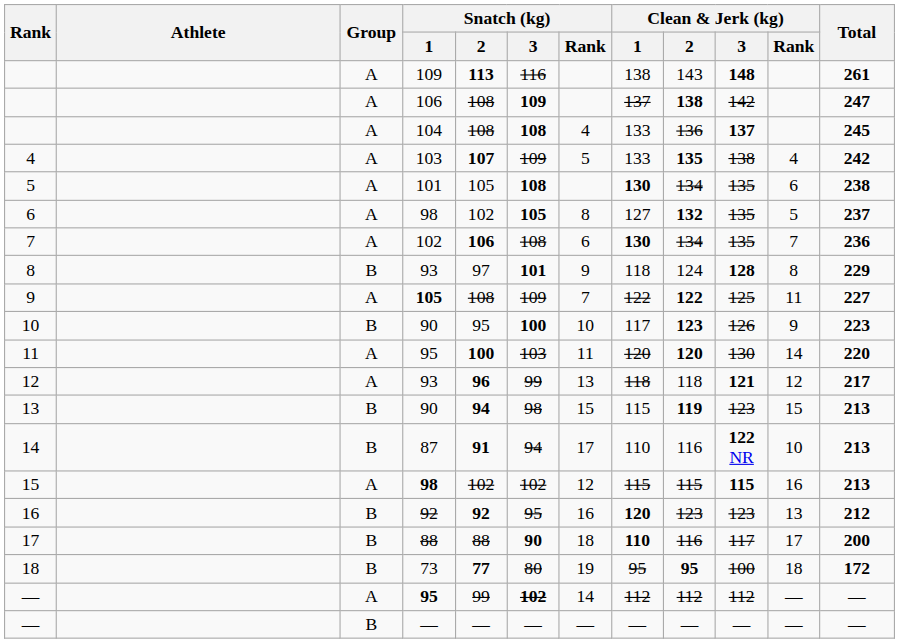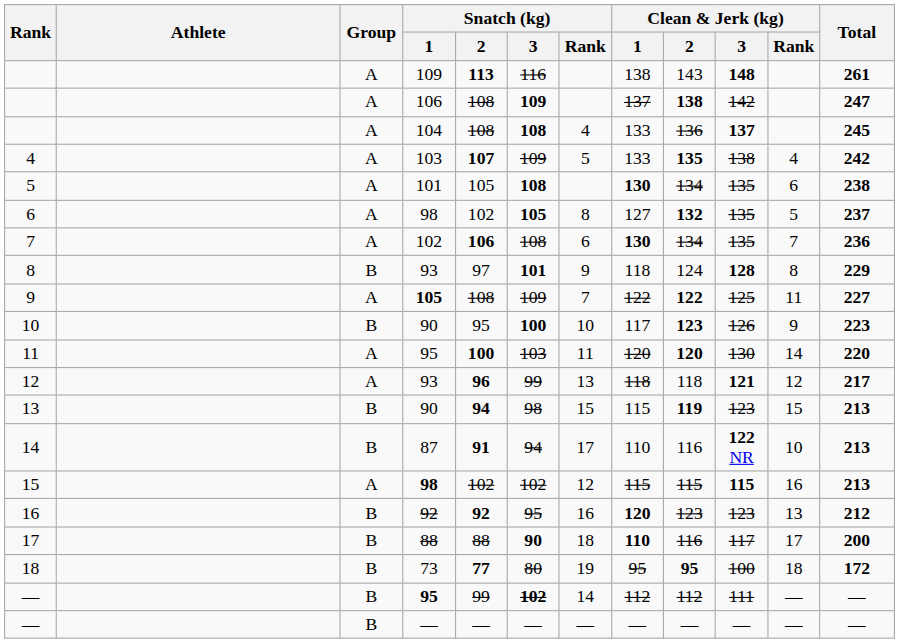(371, 596) A -> (371, 596) B
(742, 596) 112 -> (742, 596) 111
